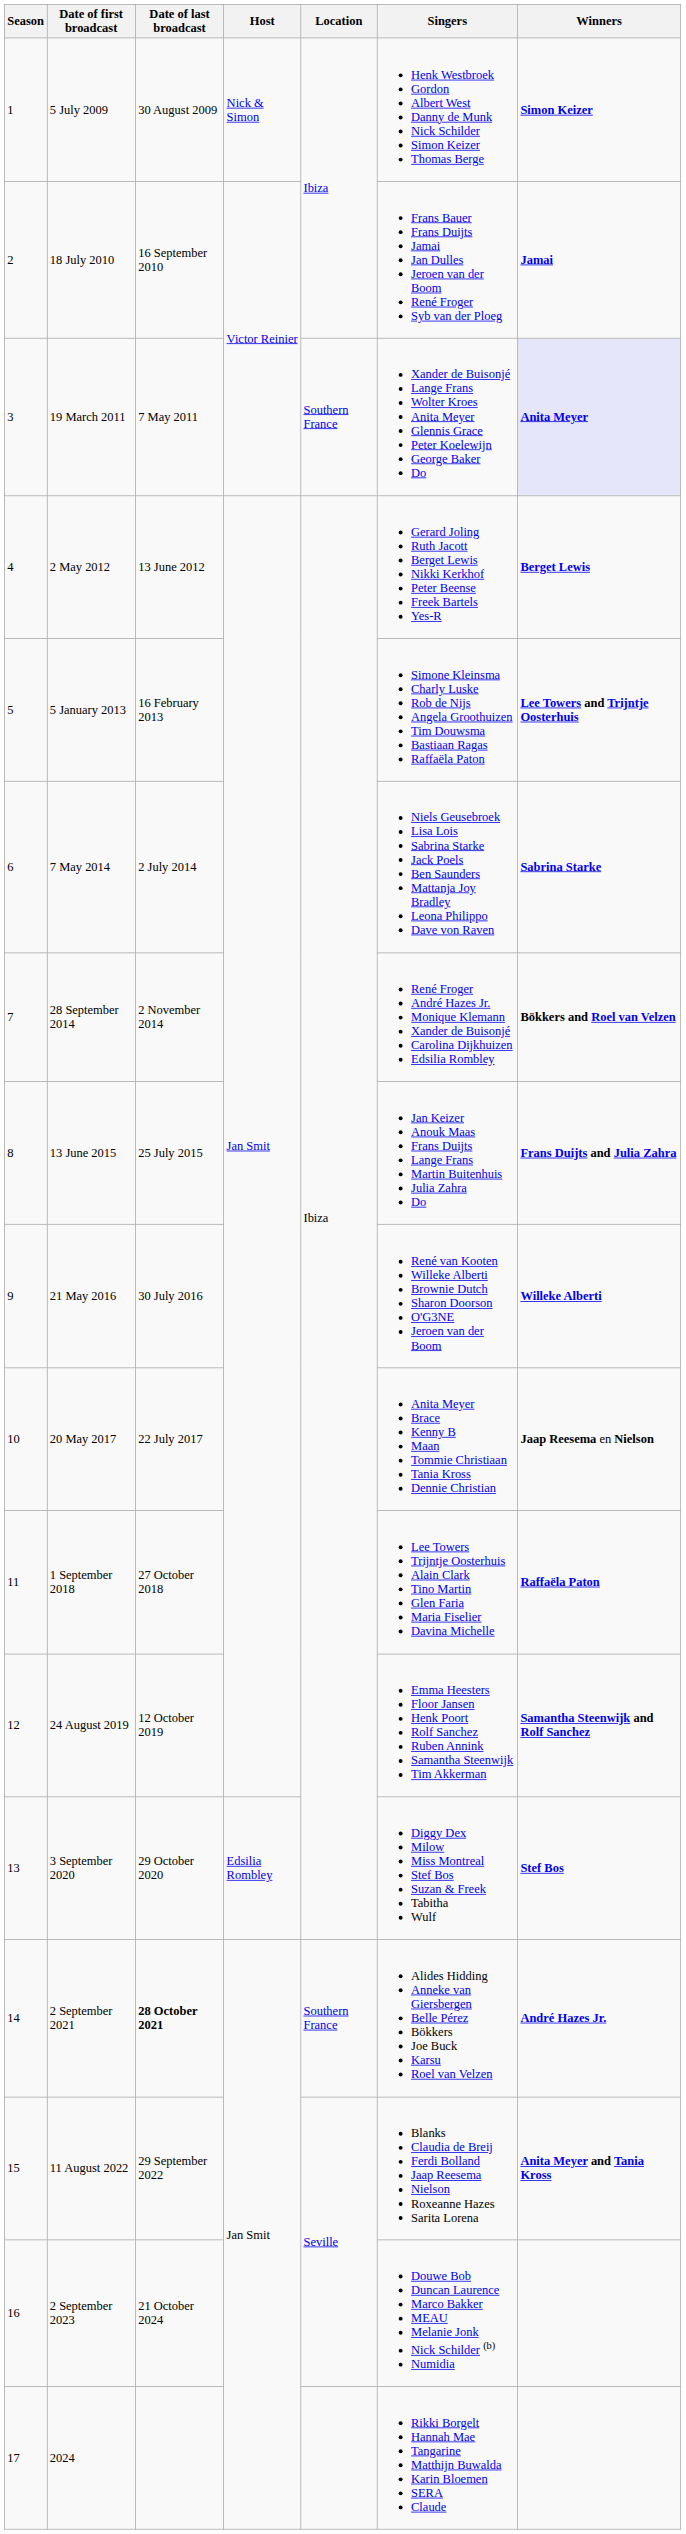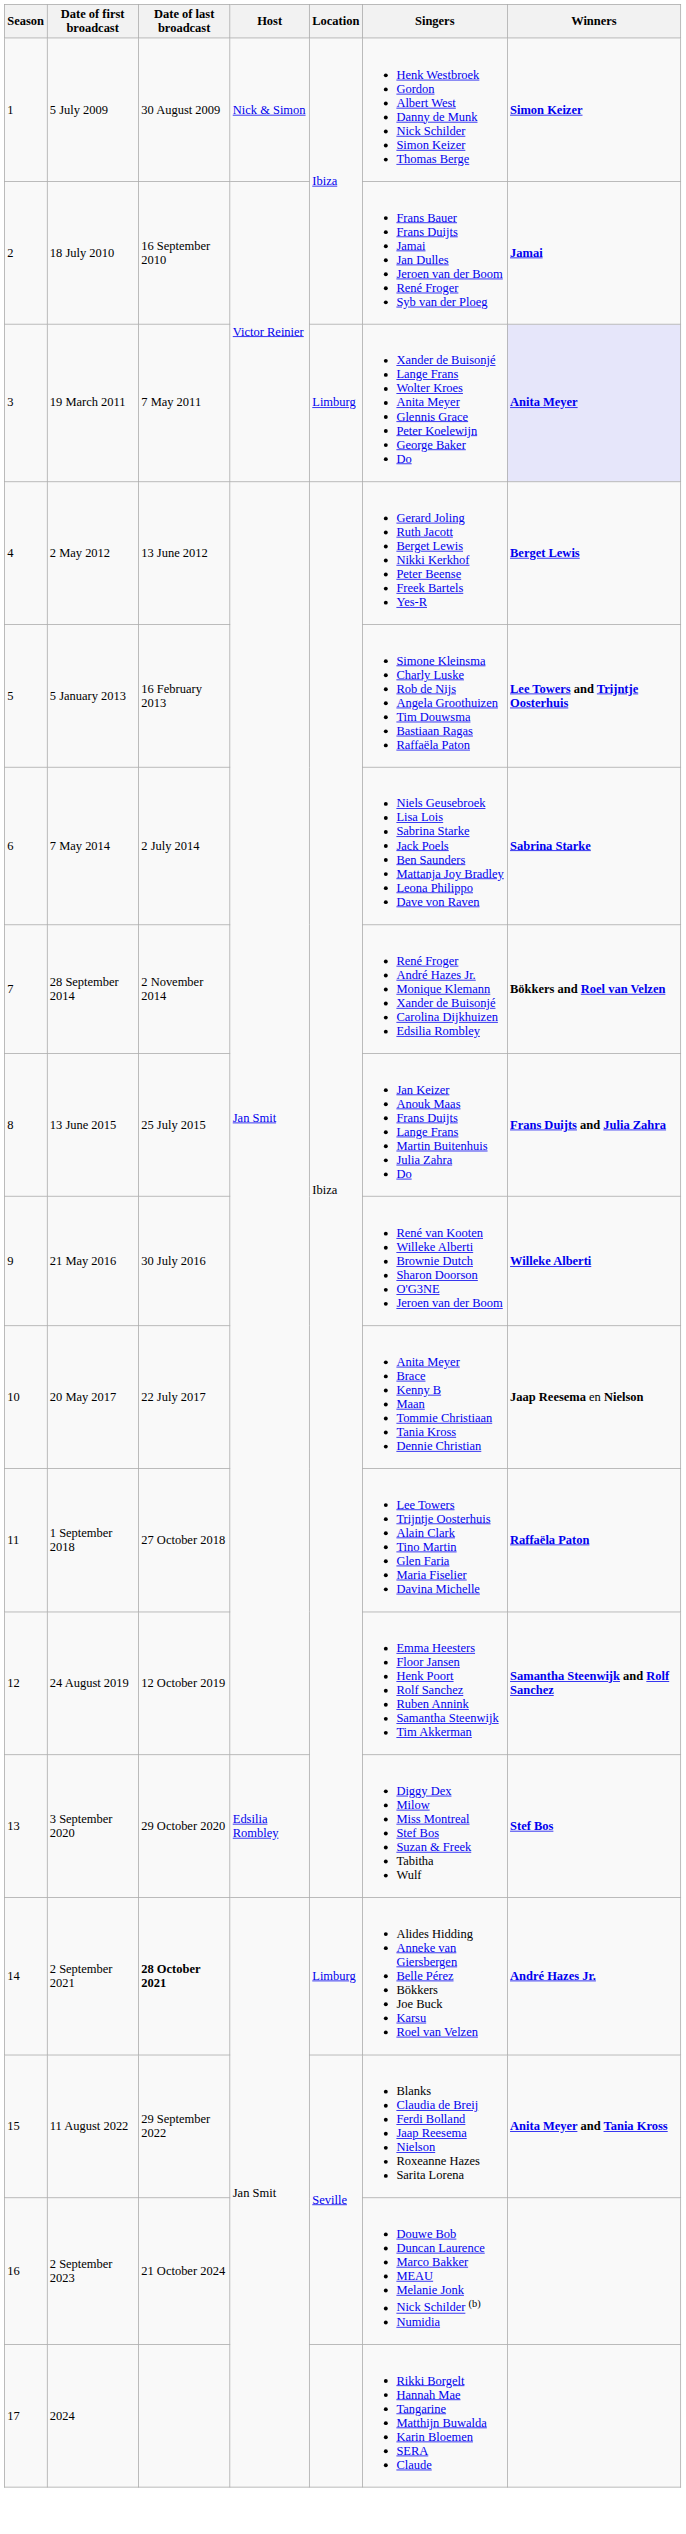(326, 416) Southern France -> (334, 402) Limburg
(326, 2018) Southern France -> (334, 1976) Limburg
